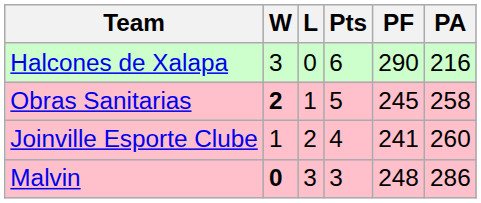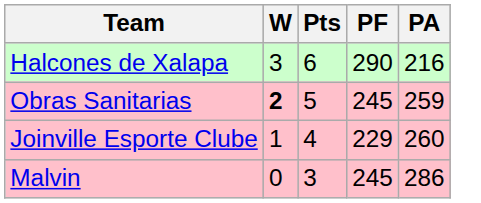- column: (311, 23)
(450, 100) 258 -> (424, 100) 259
(399, 139) 241 -> (372, 139) 229
(276, 178) bold -> (276, 178) normal
(399, 178) 248 -> (372, 178) 245
